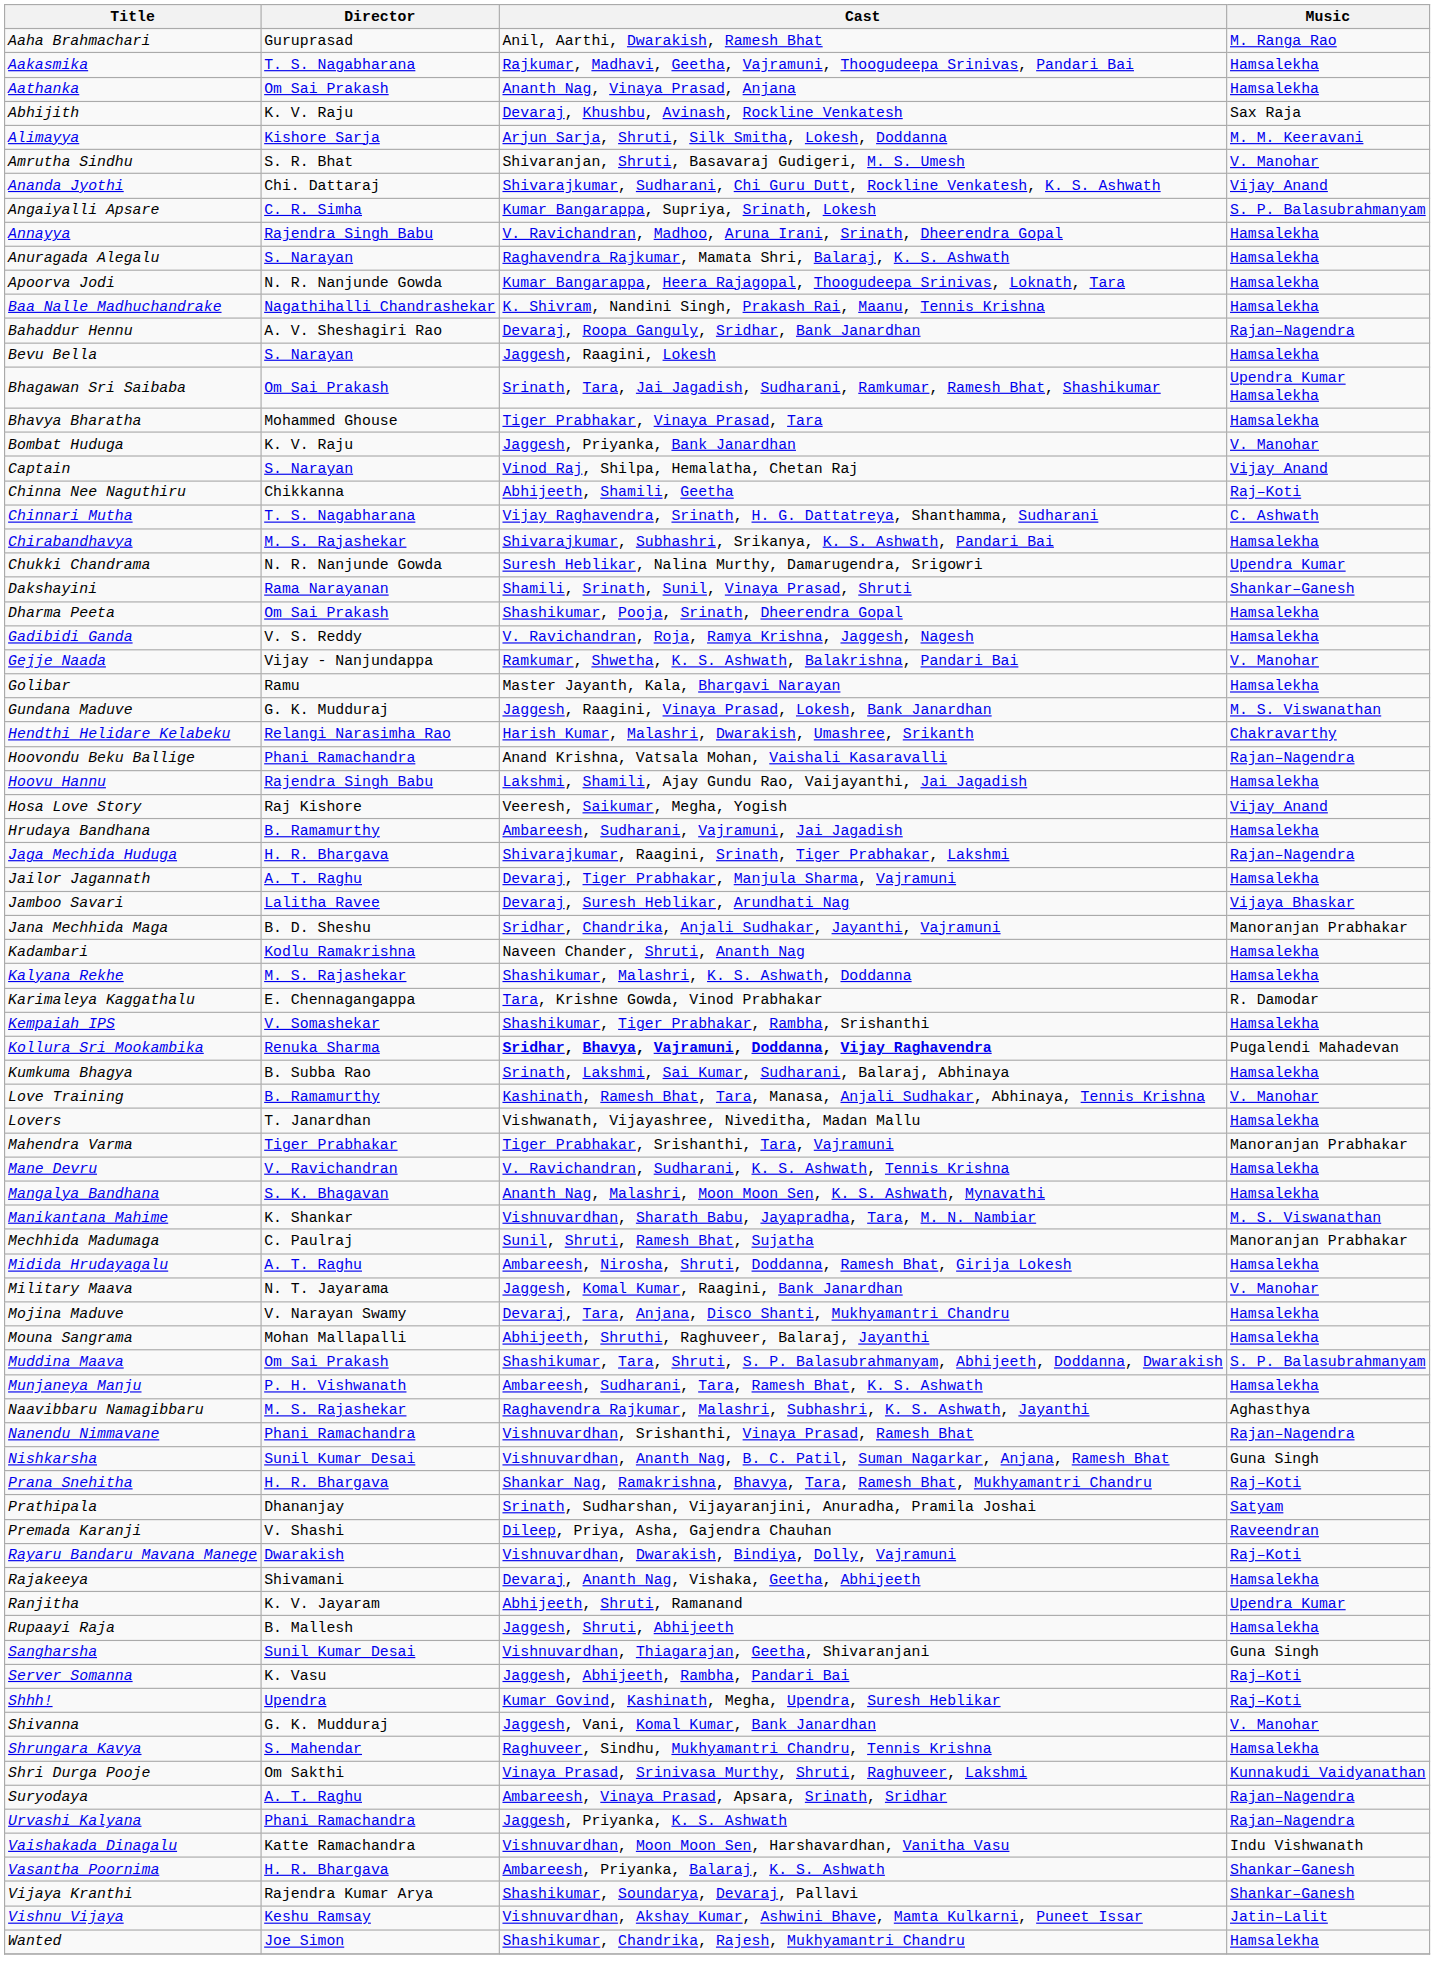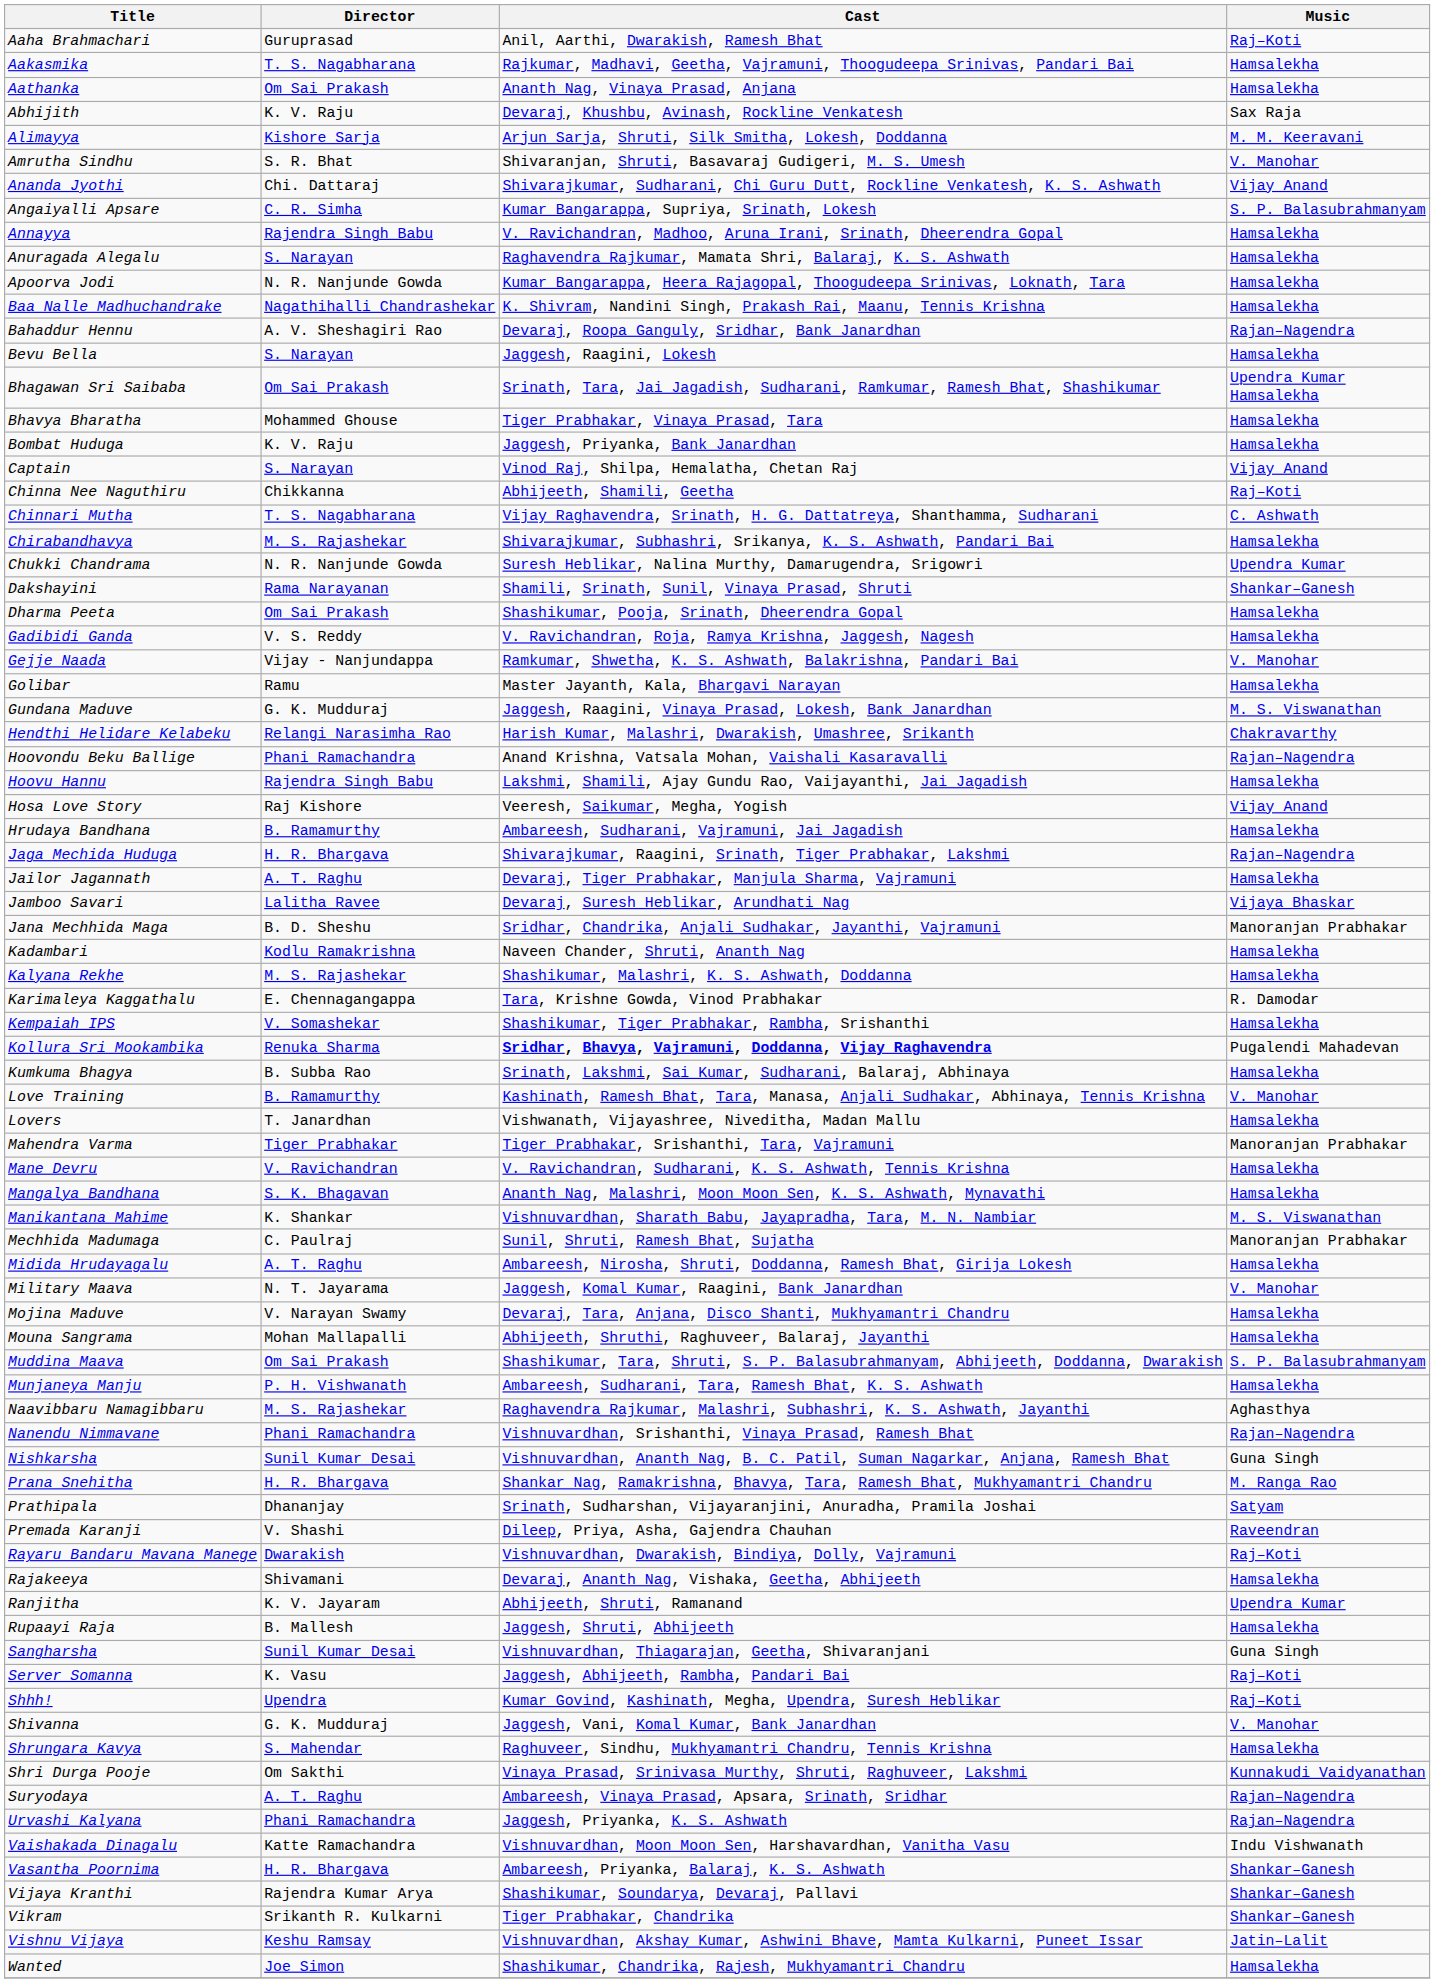(1283, 41) M. Ranga Rao -> (1266, 41) Raj–Koti
(1274, 444) V. Manohar -> (1274, 444) Hamsalekha
(1266, 1483) Raj–Koti -> (1283, 1483) M. Ranga Rao
+ row: (35, 1918)
